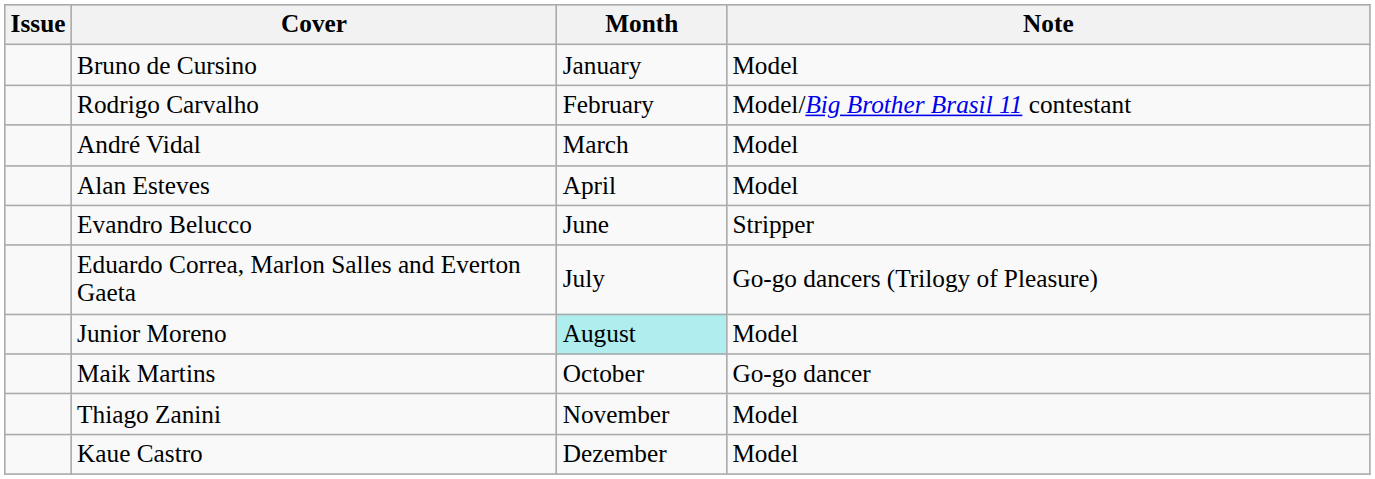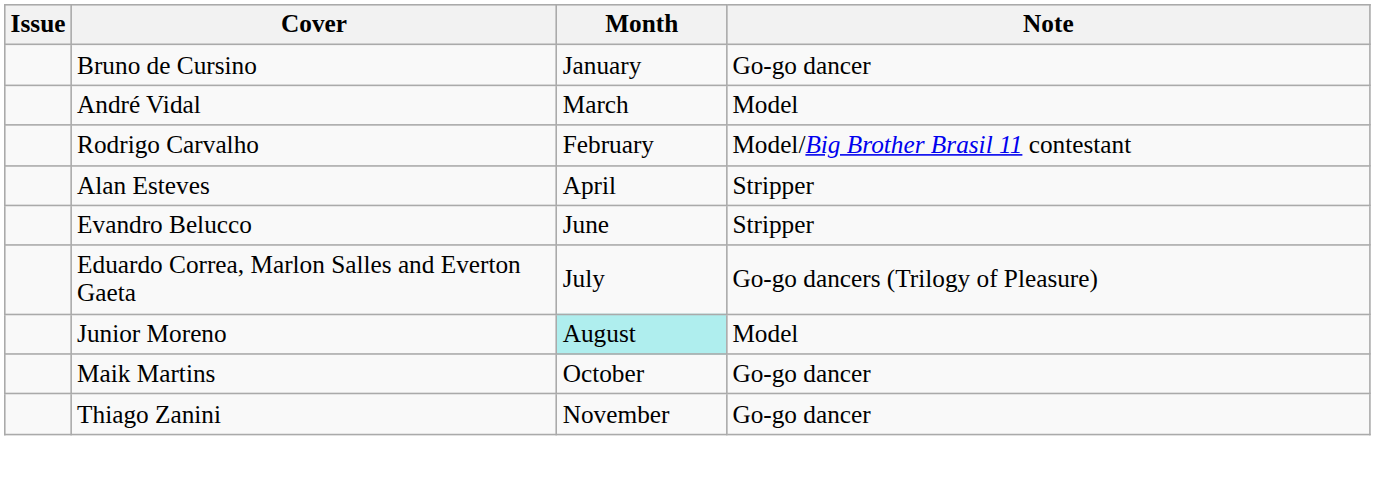(765, 64) Model -> (802, 64) Go-go dancer
rows swapped: (168, 104) <-> (139, 144)
(765, 184) Model -> (773, 184) Stripper
(765, 413) Model -> (802, 413) Go-go dancer
- row: (140, 453)
